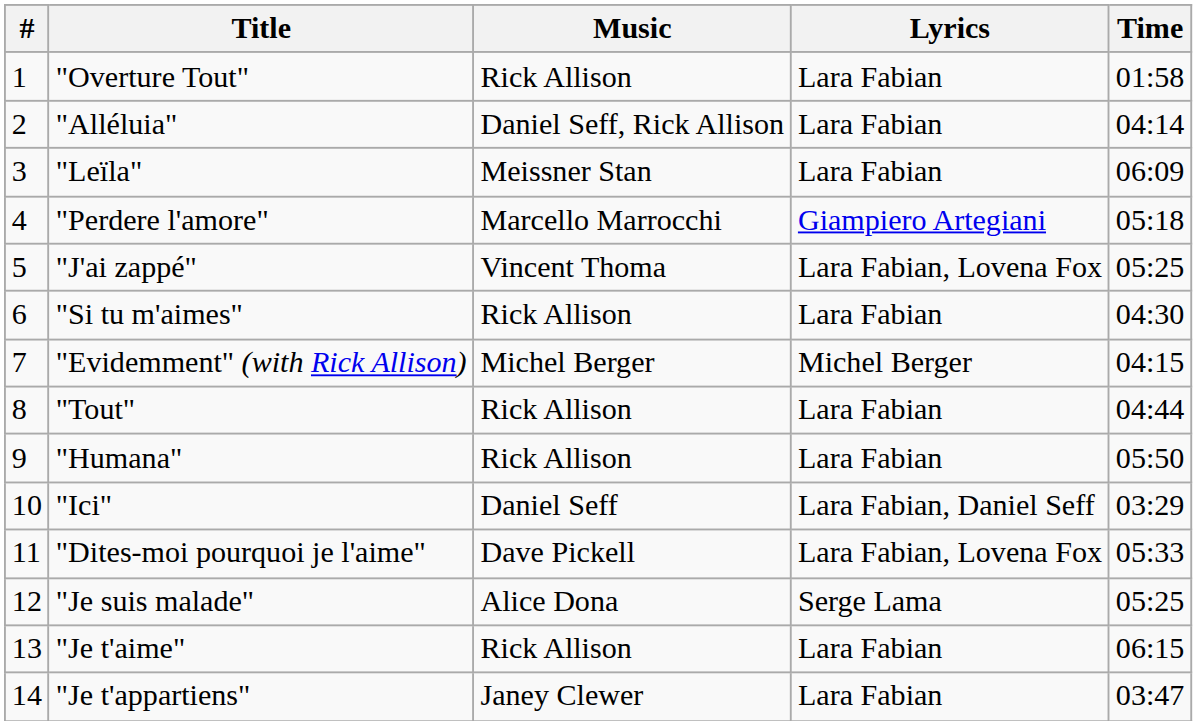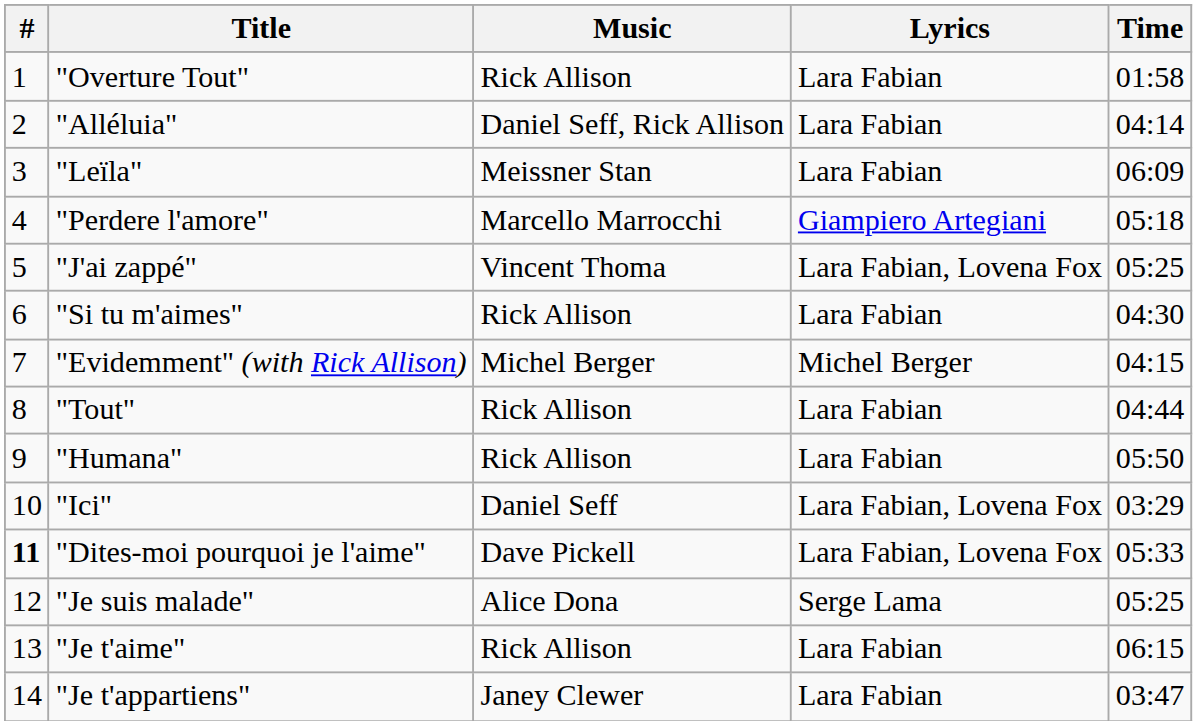(946, 505) Lara Fabian, Daniel Seff -> (950, 505) Lara Fabian, Lovena Fox
(26, 553) normal -> (26, 553) bold
